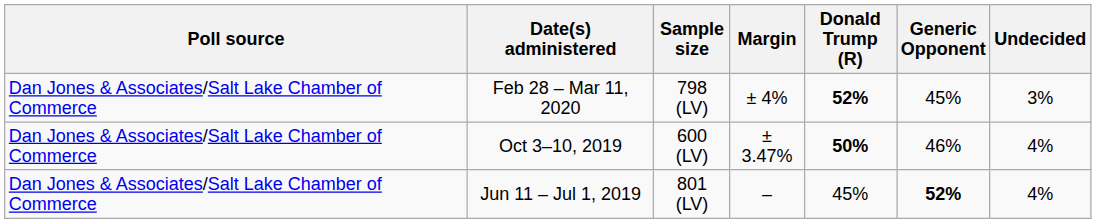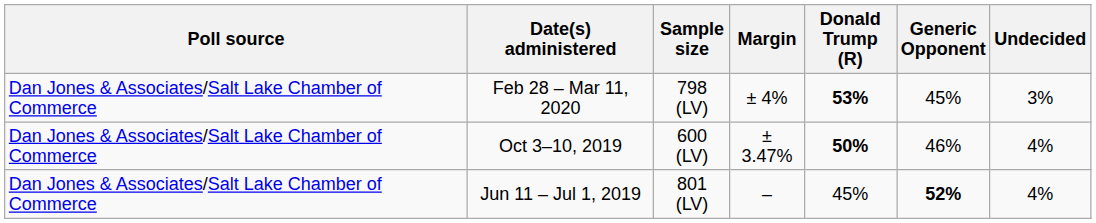(850, 98) 52% -> (850, 98) 53%
